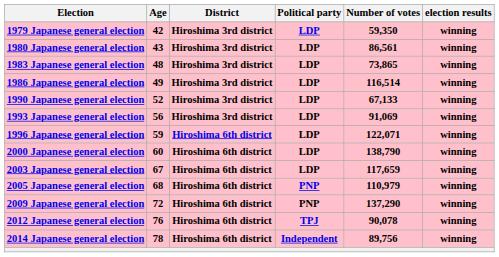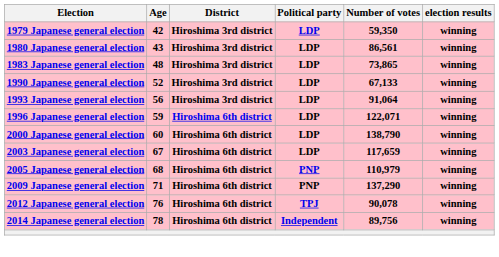- row: (76, 82)
(383, 117) 91,069 -> (383, 100) 91,064
(158, 204) 72 -> (158, 186) 71
